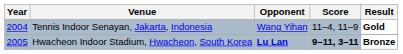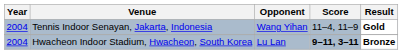(17, 42) 2005 -> (17, 42) 2004
(272, 42) bold -> (271, 42) normal
